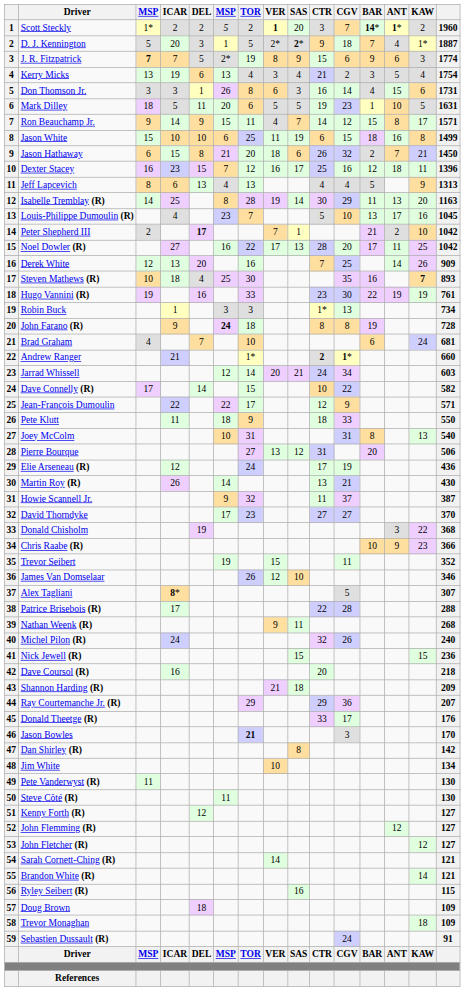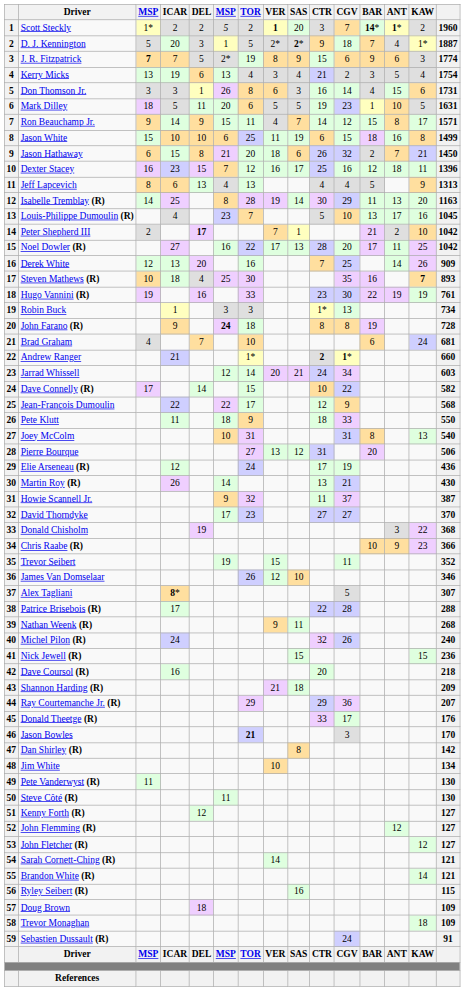(448, 404) 571 -> (448, 404) 568
